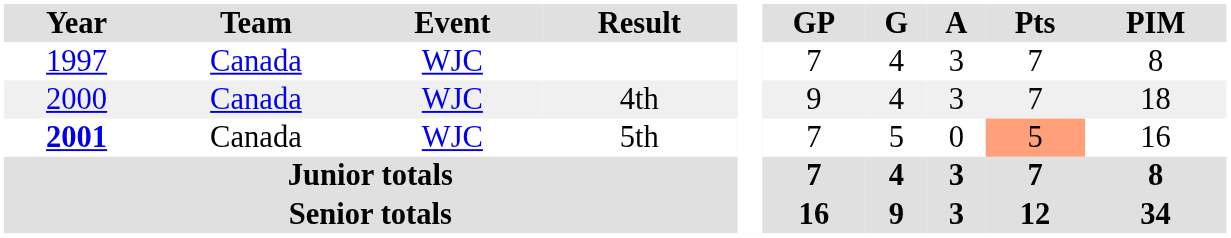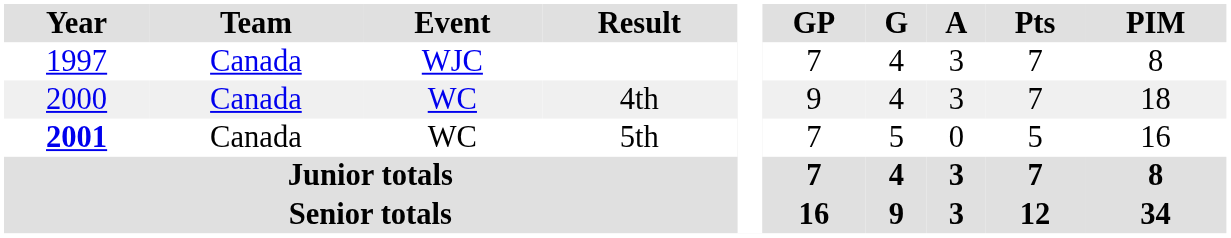(452, 99) WJC -> (452, 99) WC
(452, 137) WJC -> (452, 137) WC
(1035, 137) lightsalmon background -> (1035, 137) no background
